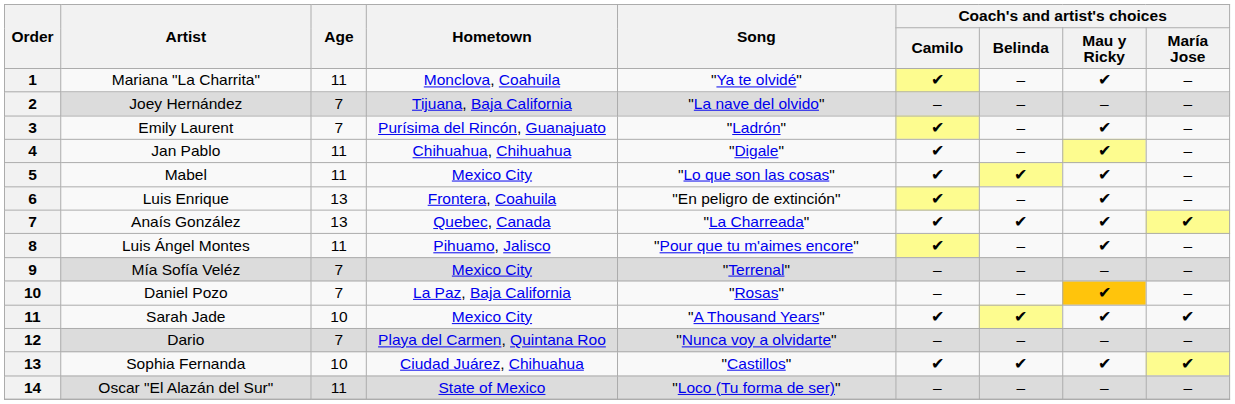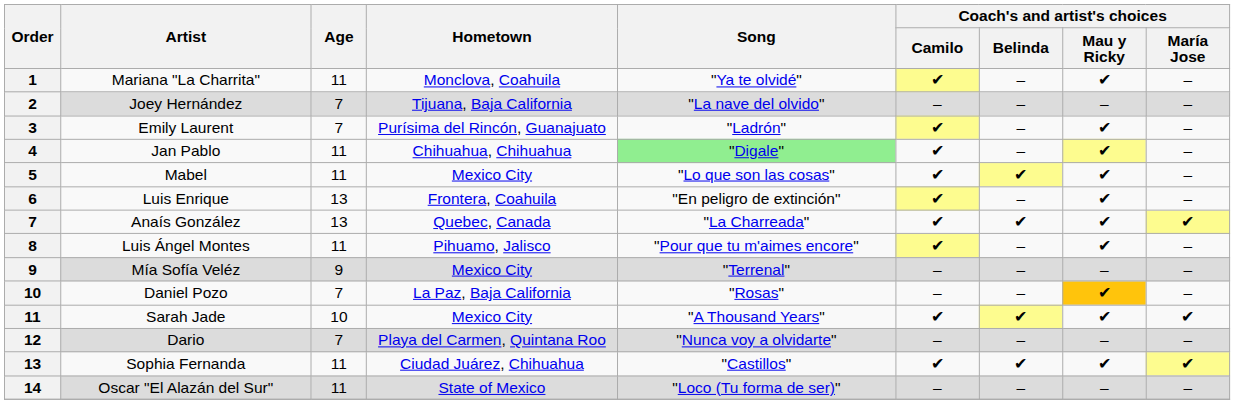(756, 151) no background -> (756, 151) lightgreen background
(339, 269) 7 -> (339, 269) 9
(339, 364) 10 -> (339, 364) 11
